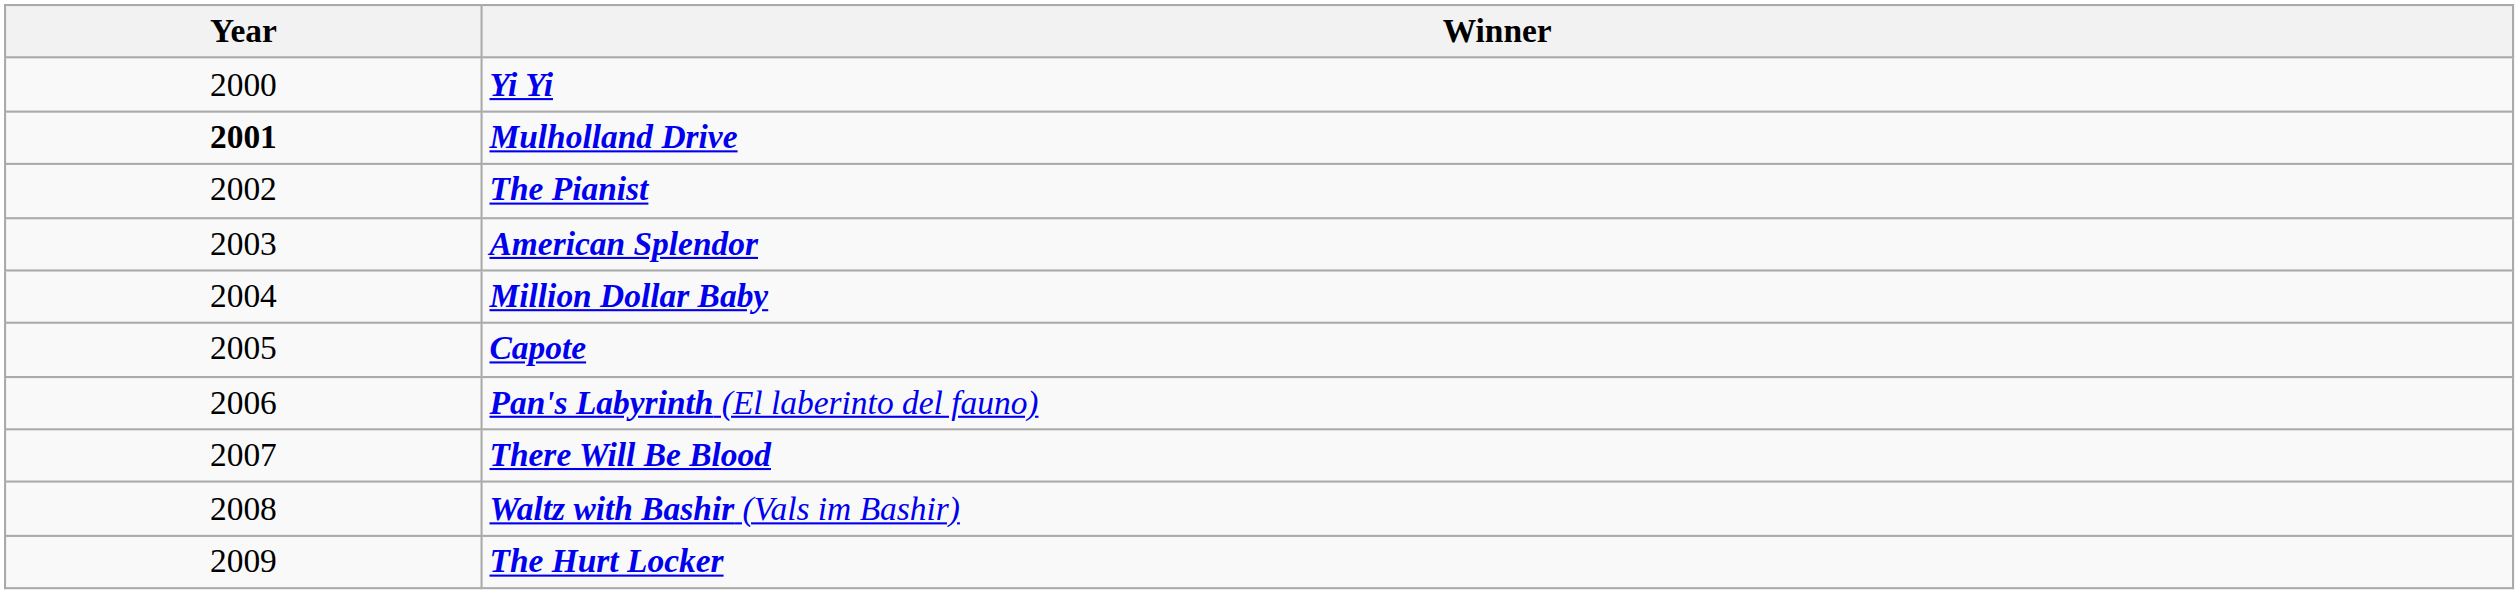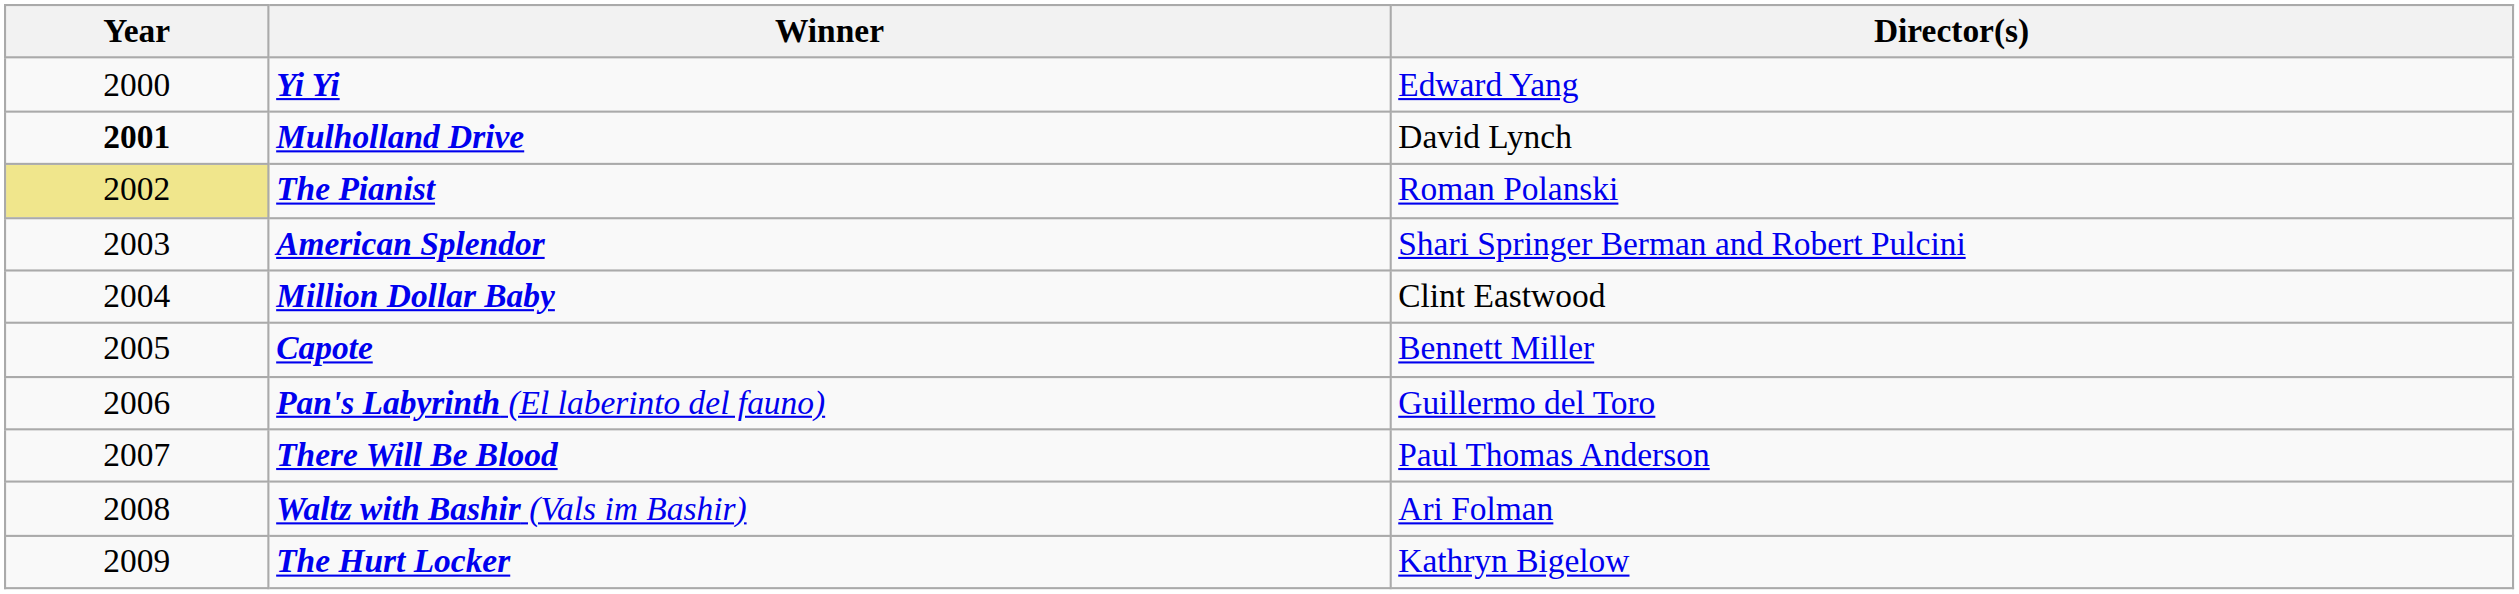+ column: (1952, 31)
(243, 190) no background -> (137, 190) khaki background
